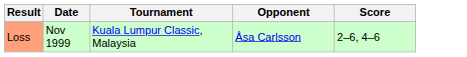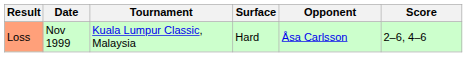+ column: (256, 13)
